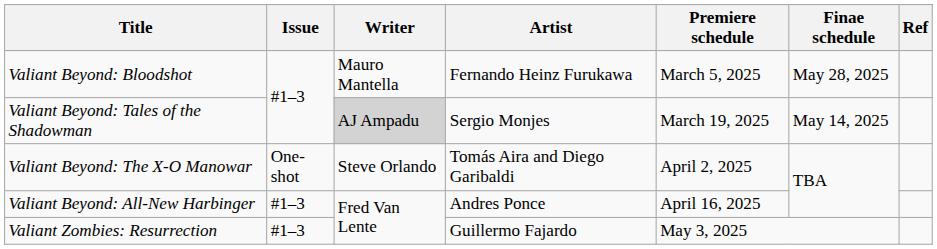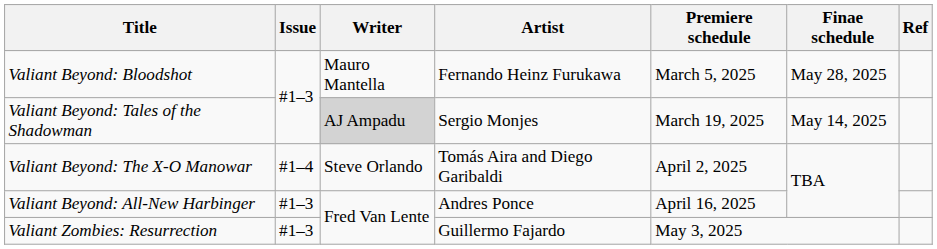(288, 166) One-shot -> (296, 166) #1–4
